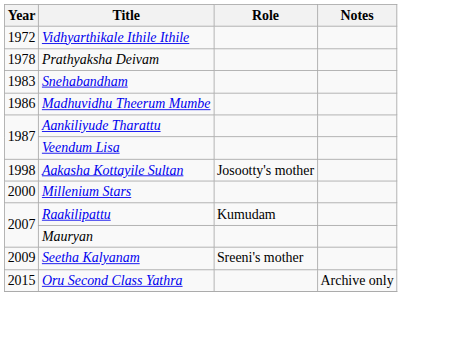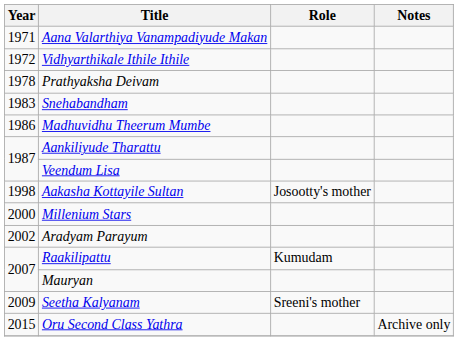+ row: (155, 37)
+ row: (95, 236)
